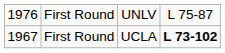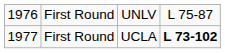(23, 36) 1967 -> (23, 36) 1977
